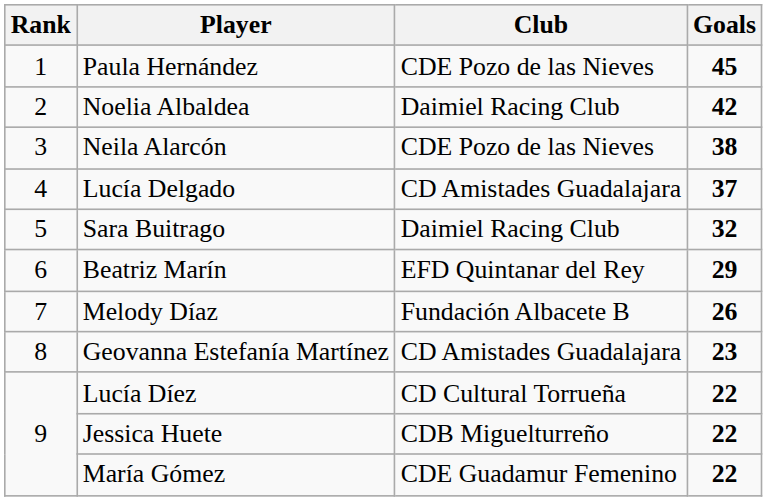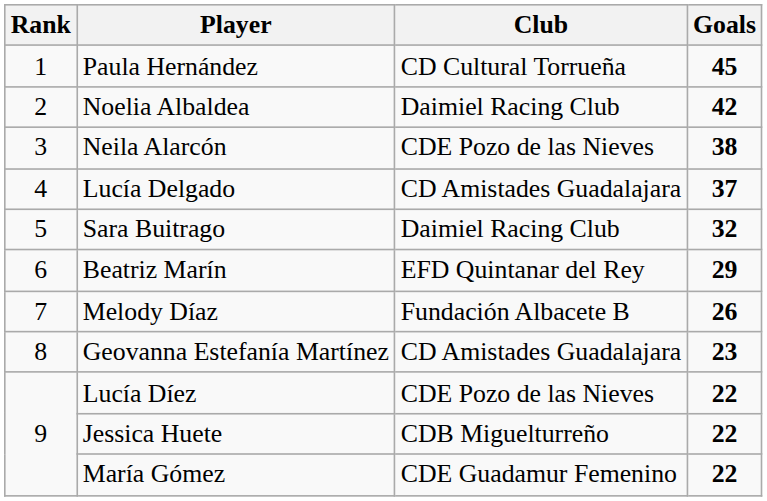(527, 65) CDE Pozo de las Nieves -> (513, 65) CD Cultural Torrueña
(513, 392) CD Cultural Torrueña -> (527, 392) CDE Pozo de las Nieves
